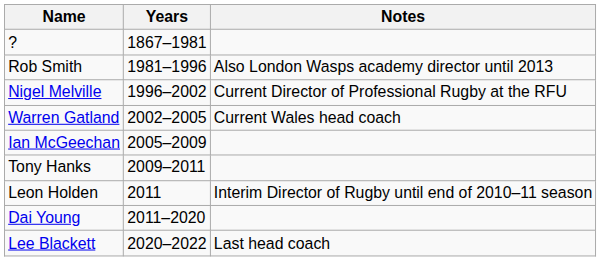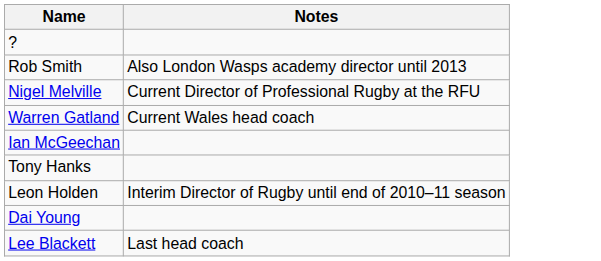- column: (167, 17)
